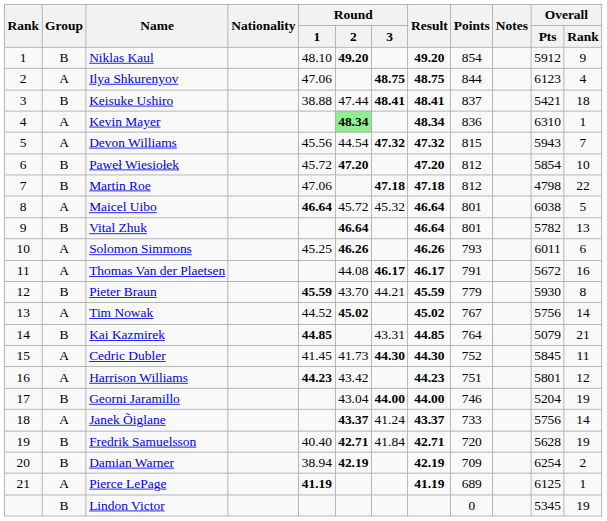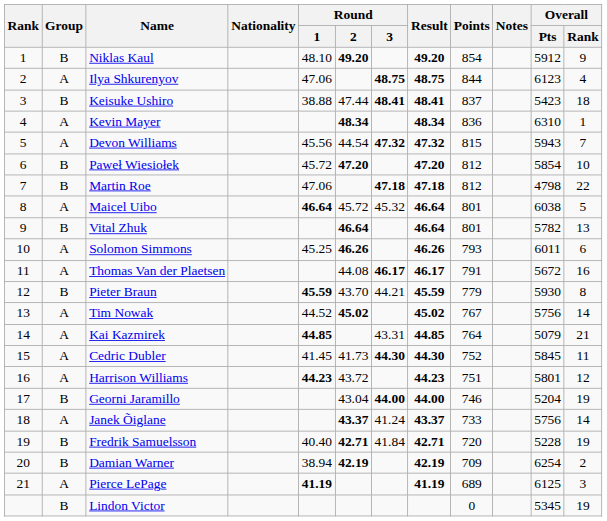(548, 100) 5421 -> (548, 100) 5423
(353, 121) lightgreen background -> (353, 121) no background
(64, 334) B -> (64, 334) A
(353, 377) 43.42 -> (353, 377) 43.72
(548, 441) 5628 -> (548, 441) 5228
(583, 484) 1 -> (583, 484) 3
